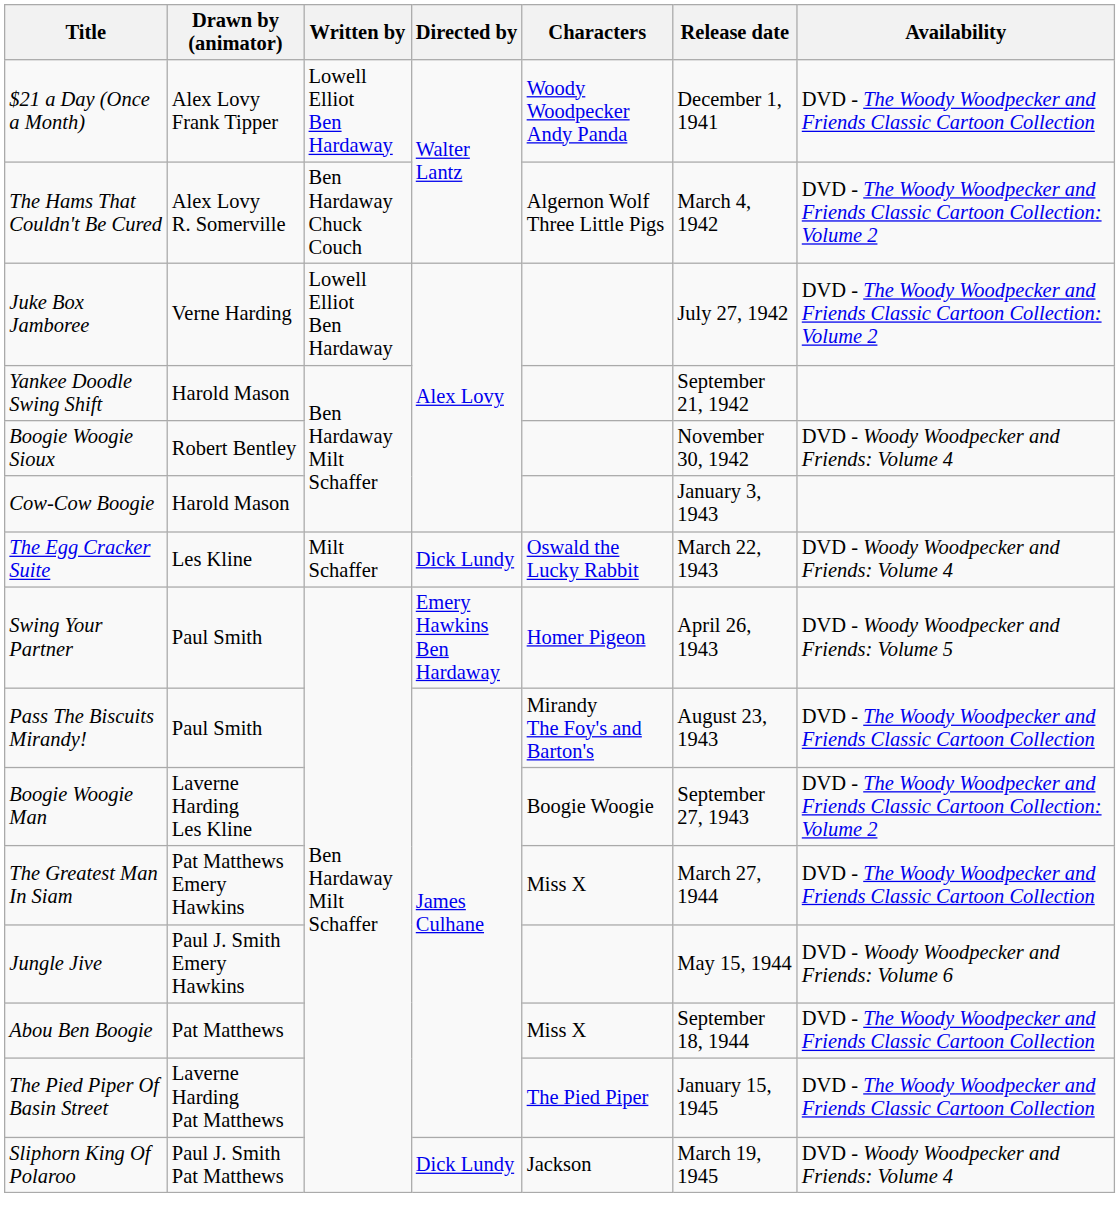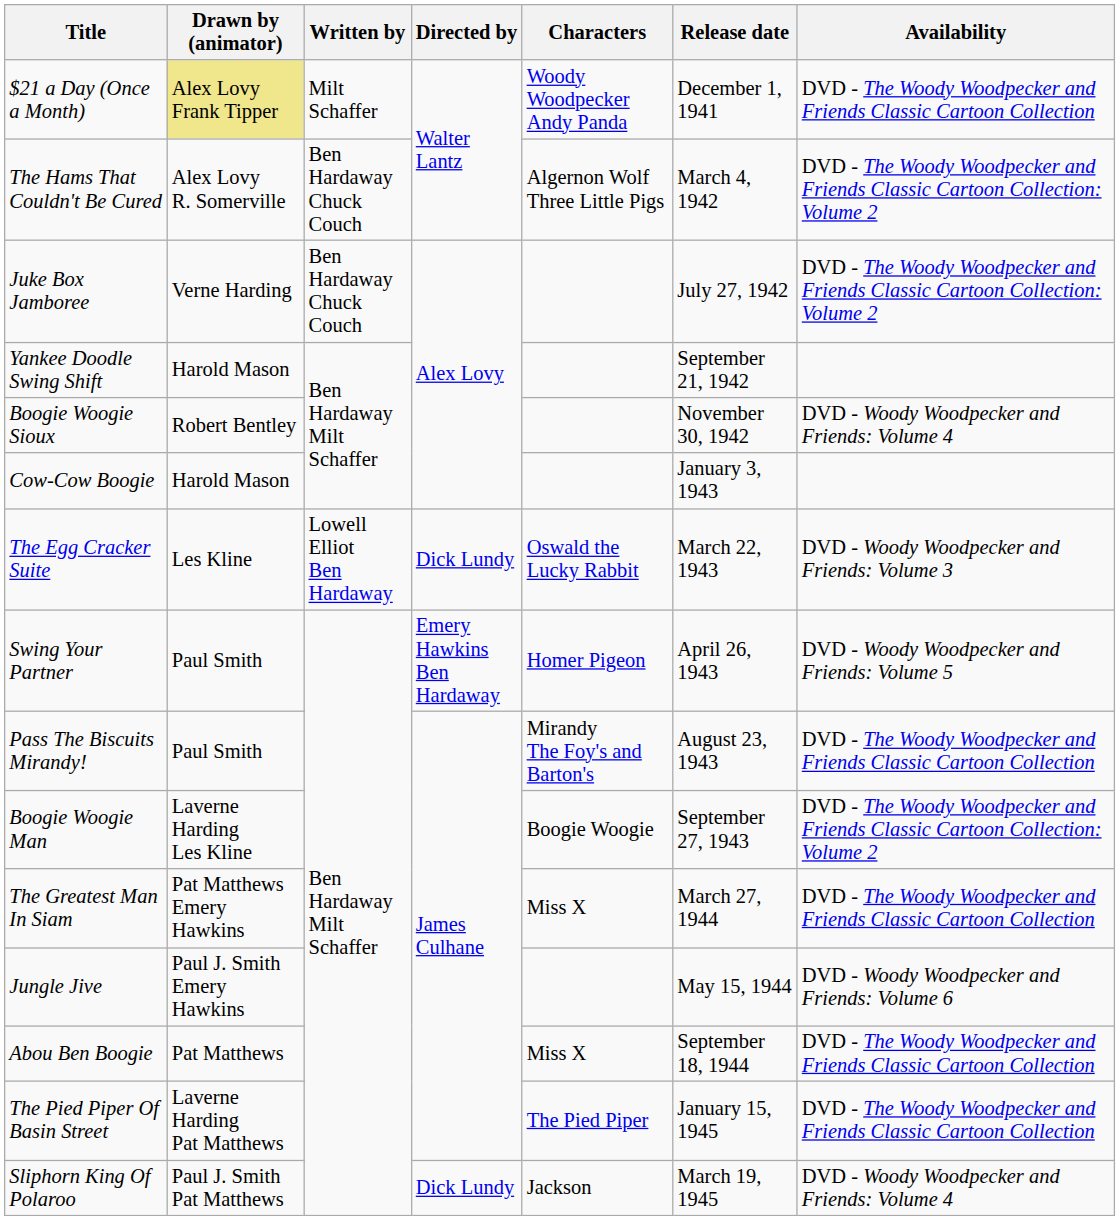(225, 110) no background -> (225, 99) khaki background
(351, 110) Lowell Elliot Ben Hardaway -> (343, 99) Milt Schaffer
(351, 314) Lowell Elliot Ben Hardaway -> (351, 290) Ben Hardaway Chuck Couch
(343, 559) Milt Schaffer -> (351, 559) Lowell Elliot Ben Hardaway
(931, 559) DVD - Woody Woodpecker and Friends: Volume 4 -> (931, 559) DVD - Woody Woodpecker and Friends: Volume 3
